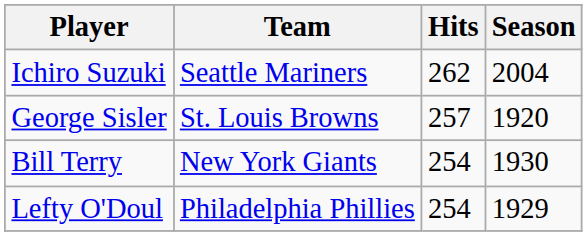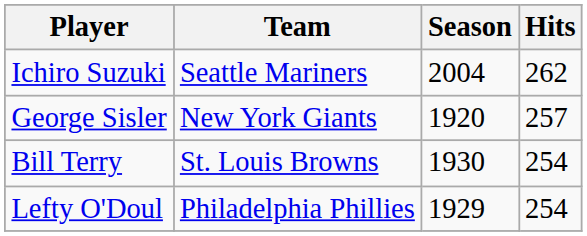columns swapped: (453, 27) <-> (534, 27)
(279, 117) St. Louis Browns -> (278, 117) New York Giants
(278, 162) New York Giants -> (279, 162) St. Louis Browns
